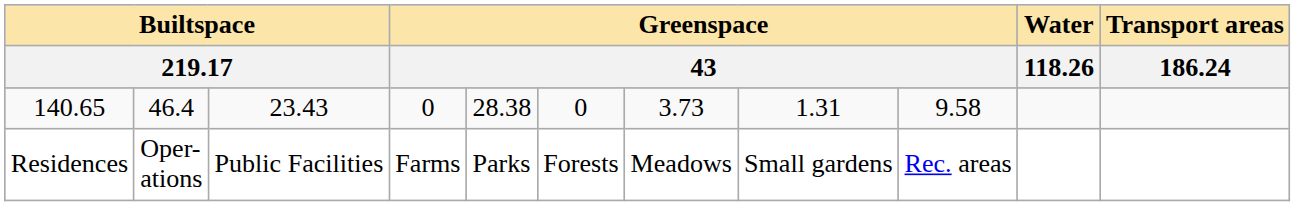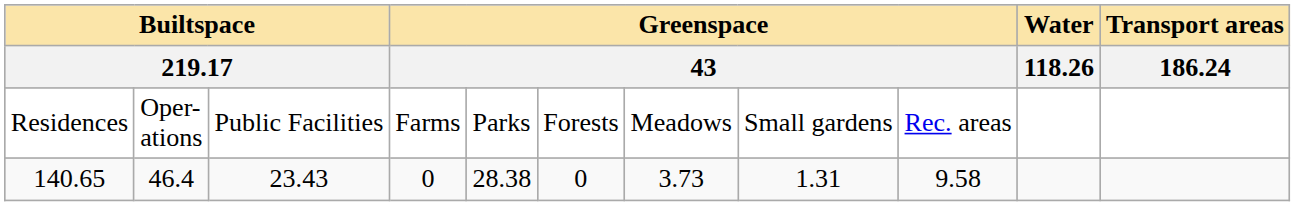rows swapped: (69, 163) <-> (69, 107)
